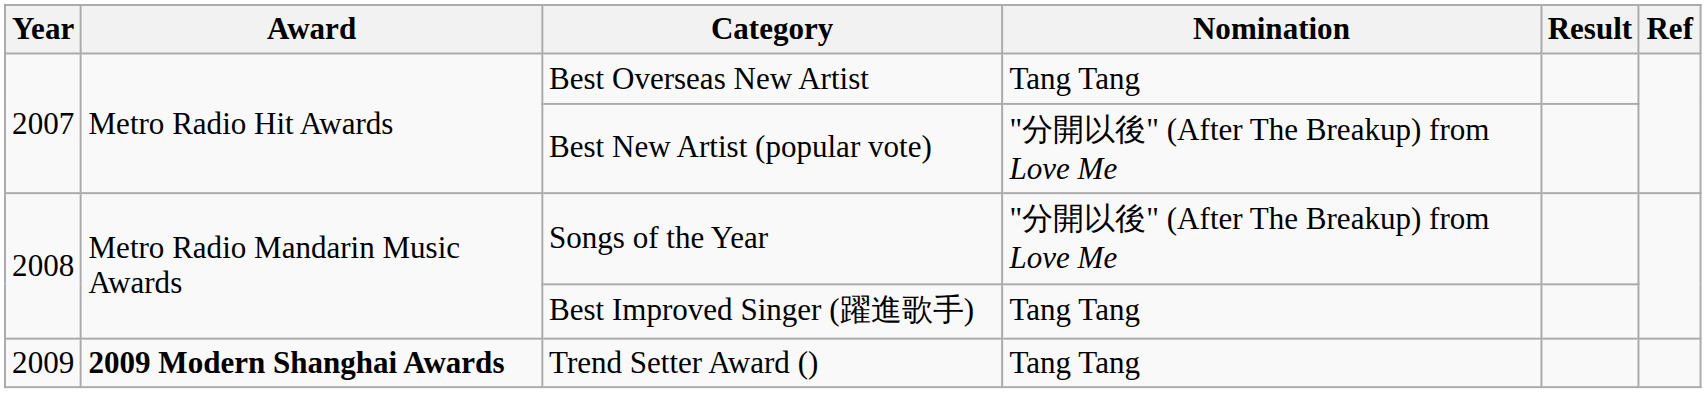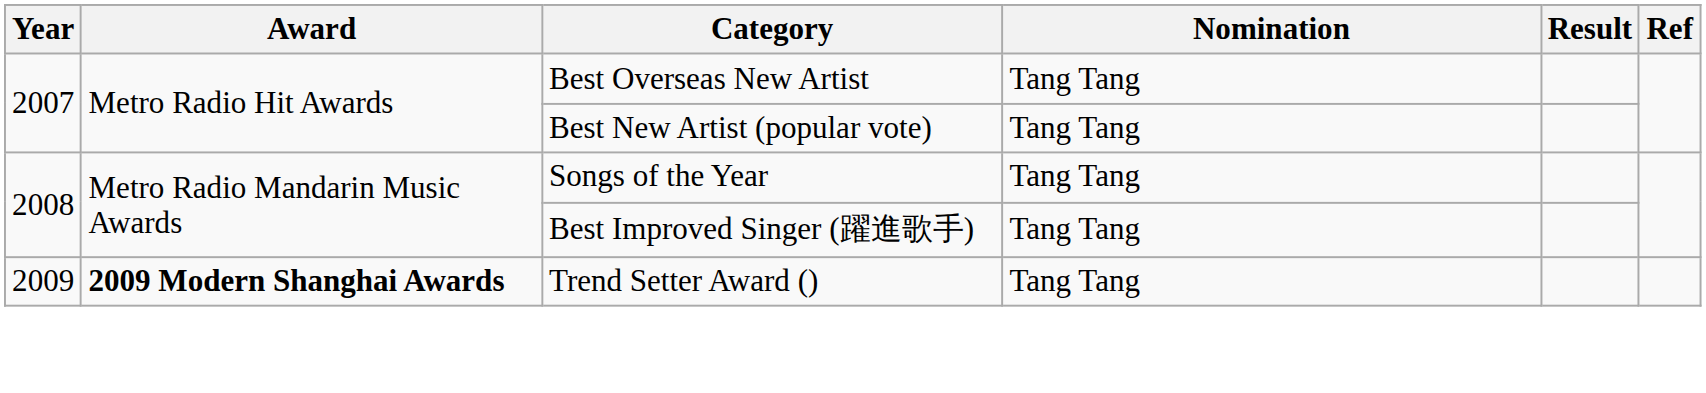(1249, 148) "分開以後" (After The Breakup) from Love Me -> (1075, 127) Tang Tang
(1249, 238) "分開以後" (After The Breakup) from Love Me -> (1075, 176) Tang Tang
